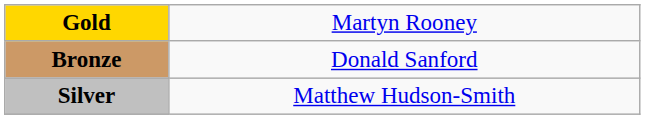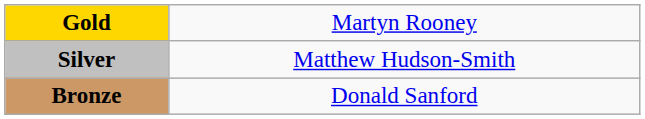rows swapped: (86, 95) <-> (86, 59)
